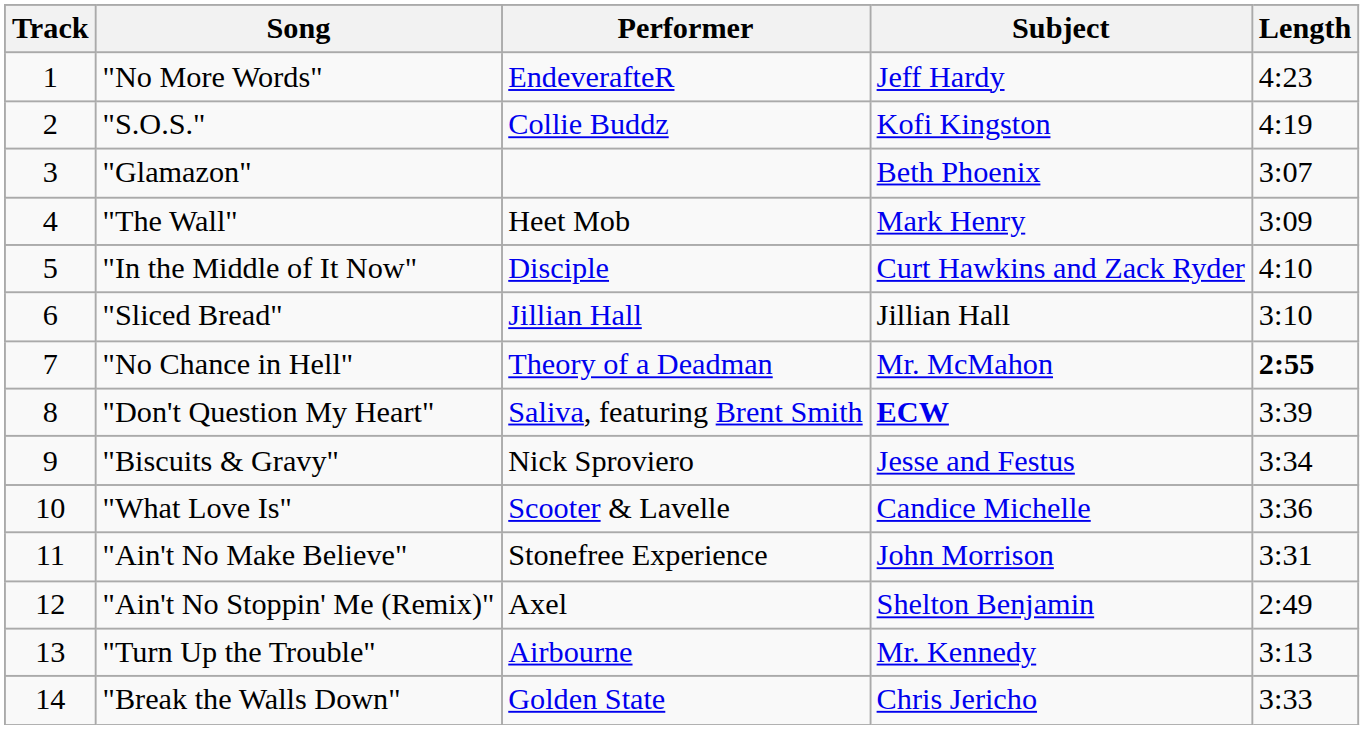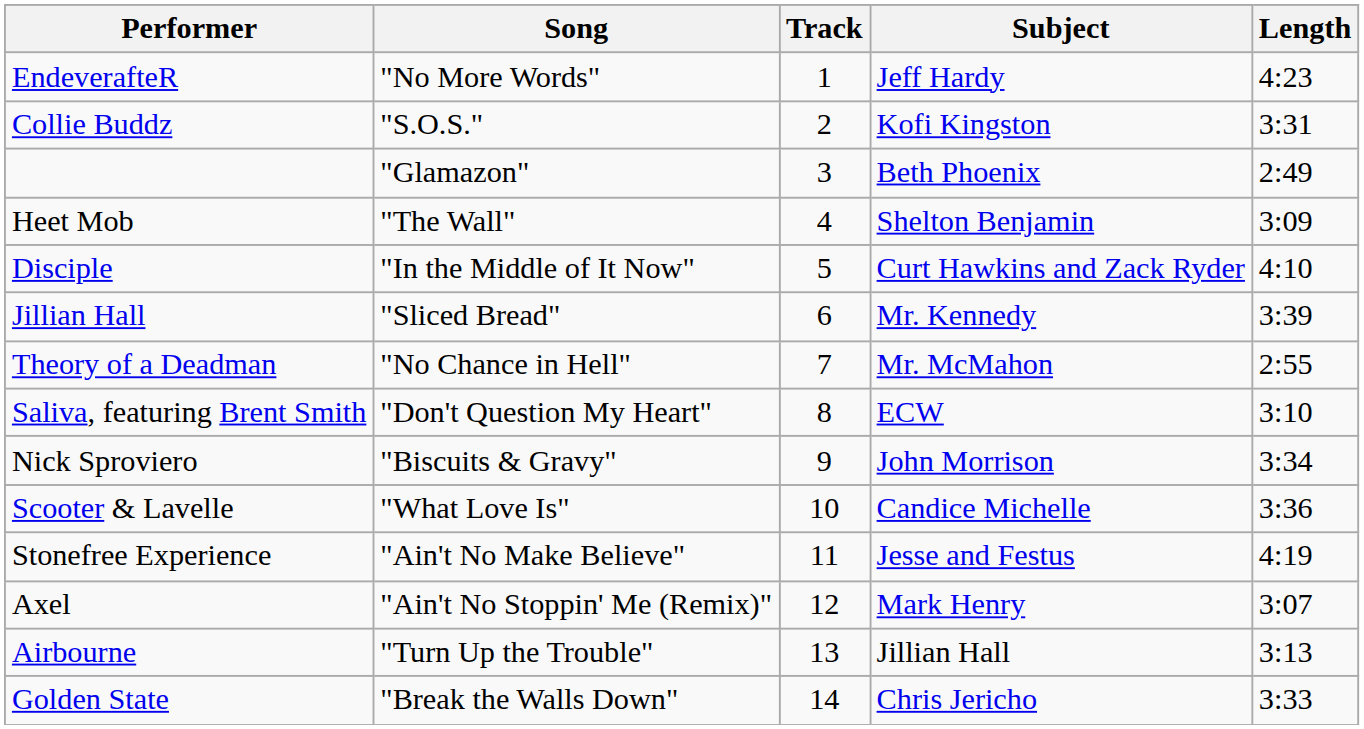columns swapped: (50, 28) <-> (685, 28)
(1286, 124) 4:19 -> (1286, 124) 3:31
(1286, 172) 3:07 -> (1286, 172) 2:49
(951, 220) Mark Henry -> (985, 220) Shelton Benjamin
(943, 316) Jillian Hall -> (956, 316) Mr. Kennedy
(1286, 316) 3:10 -> (1286, 316) 3:39
(1287, 364) bold -> (1286, 364) normal
(913, 412) bold -> (910, 412) normal
(1286, 412) 3:39 -> (1286, 412) 3:10
(976, 460) Jesse and Festus -> (965, 460) John Morrison
(965, 556) John Morrison -> (976, 556) Jesse and Festus
(1286, 556) 3:31 -> (1286, 556) 4:19
(985, 603) Shelton Benjamin -> (951, 603) Mark Henry
(1286, 603) 2:49 -> (1286, 603) 3:07
(956, 651) Mr. Kennedy -> (943, 651) Jillian Hall
